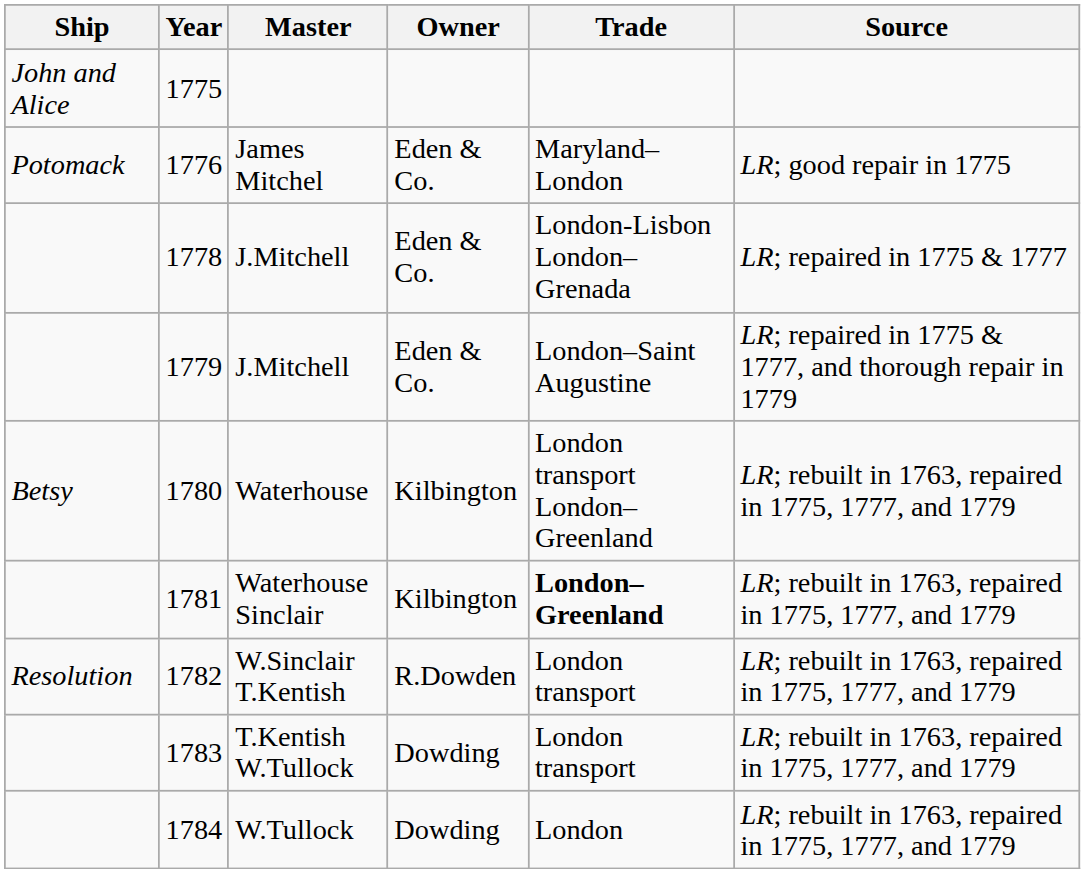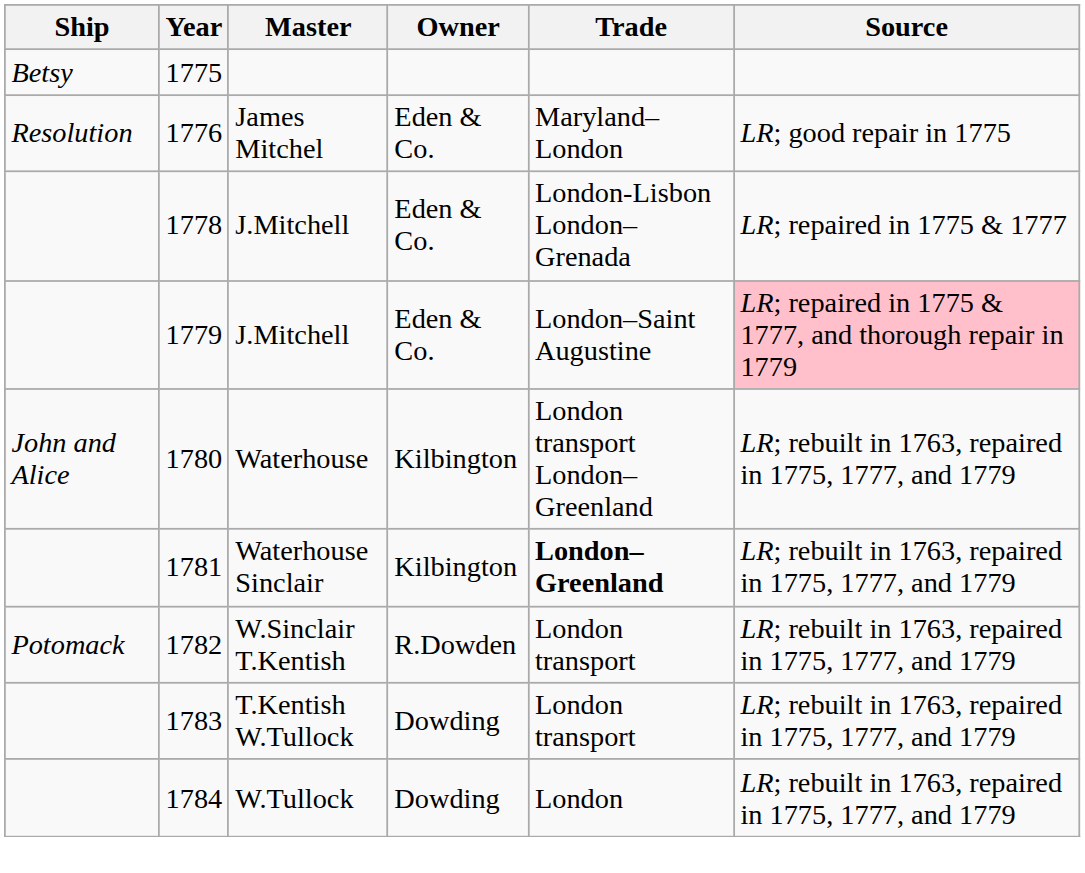(64, 87) John and Alice -> (42, 71) Betsy
(68, 164) Potomack -> (72, 132) Resolution
(902, 365) no background -> (902, 334) pink background
(42, 490) Betsy -> (64, 458) John and Alice
(72, 675) Resolution -> (68, 644) Potomack
